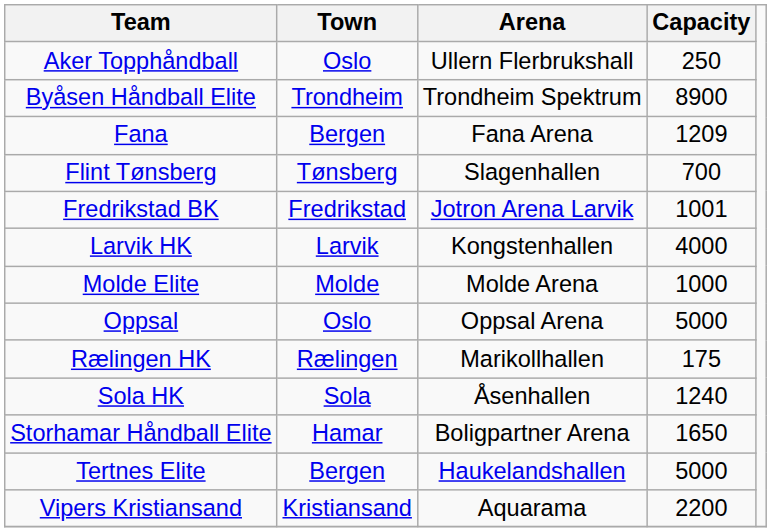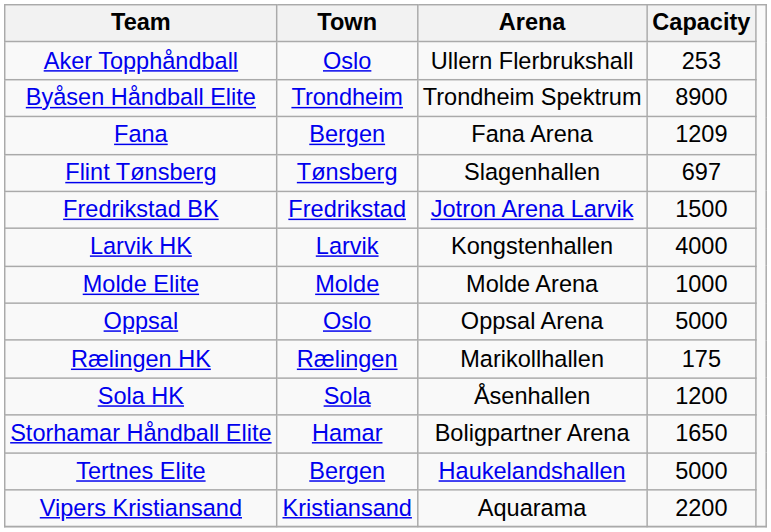(701, 60) 250 -> (701, 60) 253
(701, 172) 700 -> (701, 172) 697
(701, 209) 1001 -> (701, 209) 1500
(701, 396) 1240 -> (701, 396) 1200
